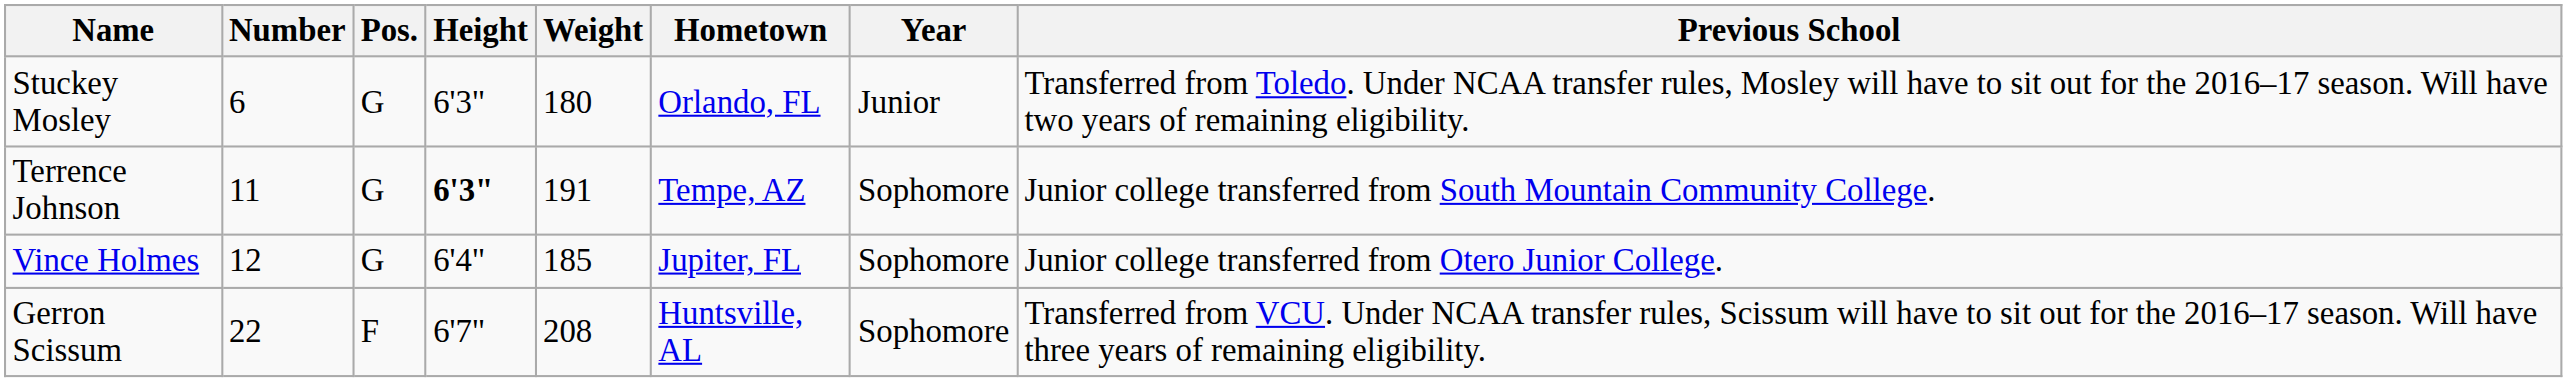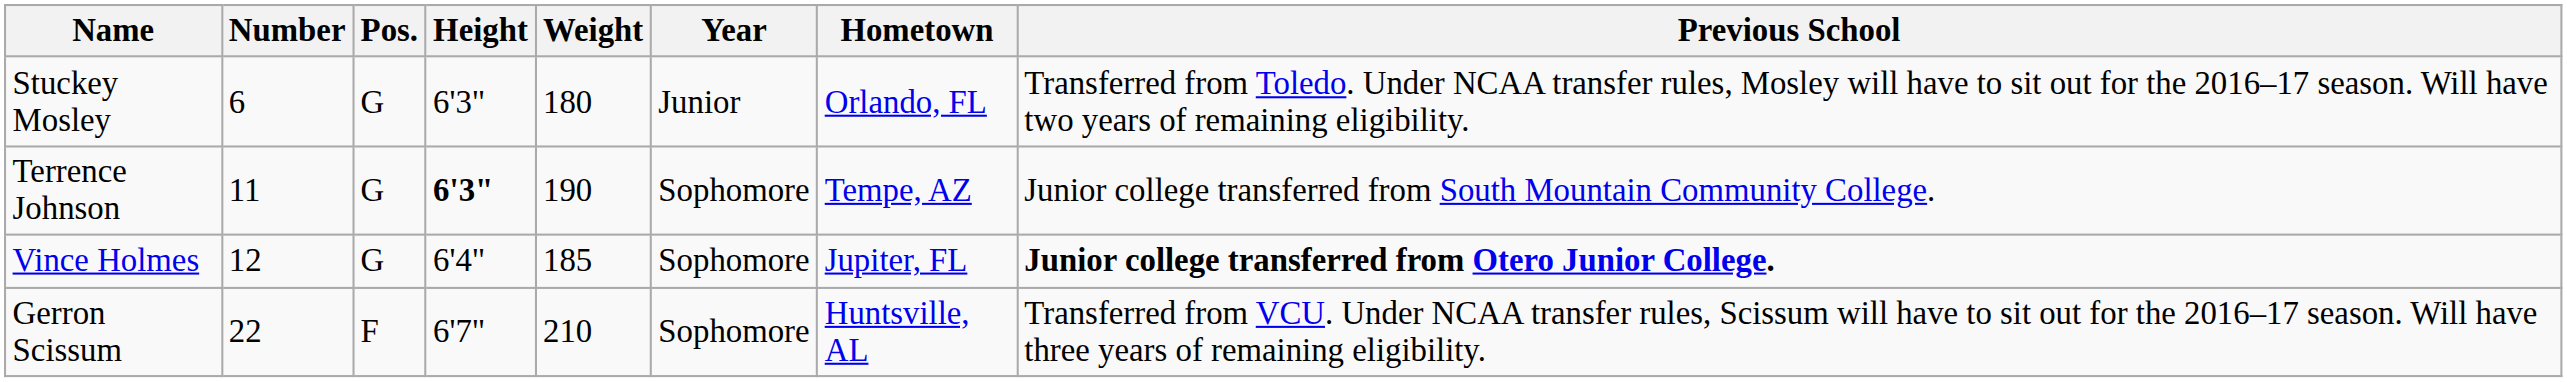columns swapped: (934, 30) <-> (751, 30)
(568, 189) 191 -> (568, 189) 190
(1374, 260) normal -> (1400, 260) bold
(568, 330) 208 -> (568, 330) 210
